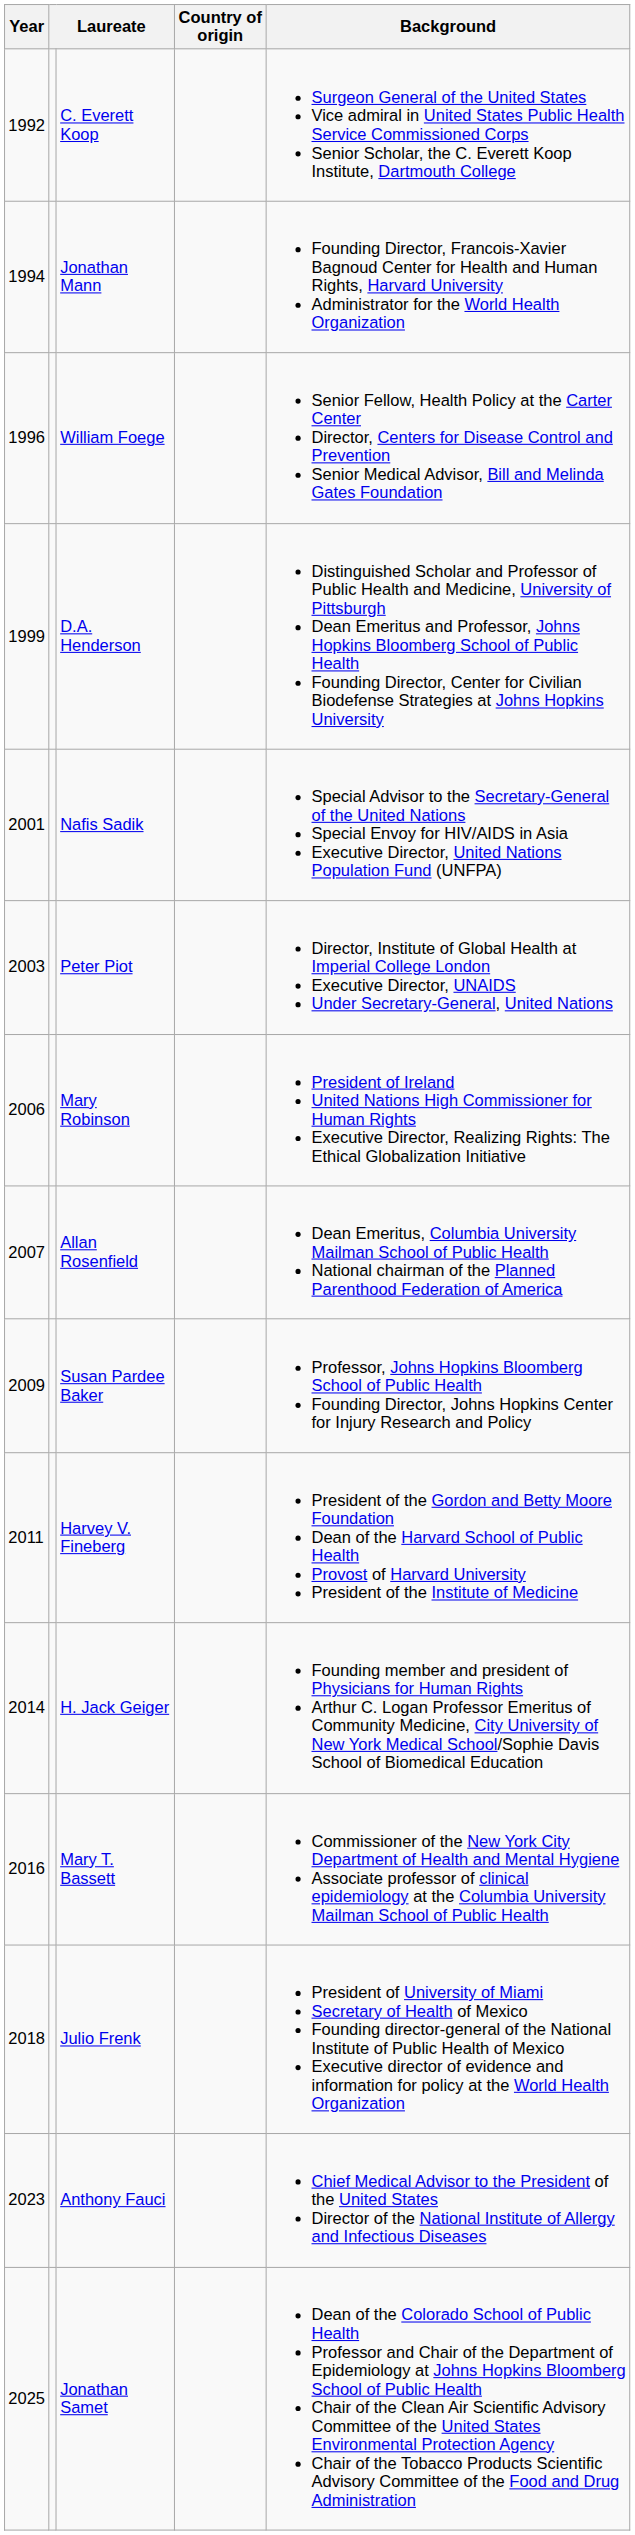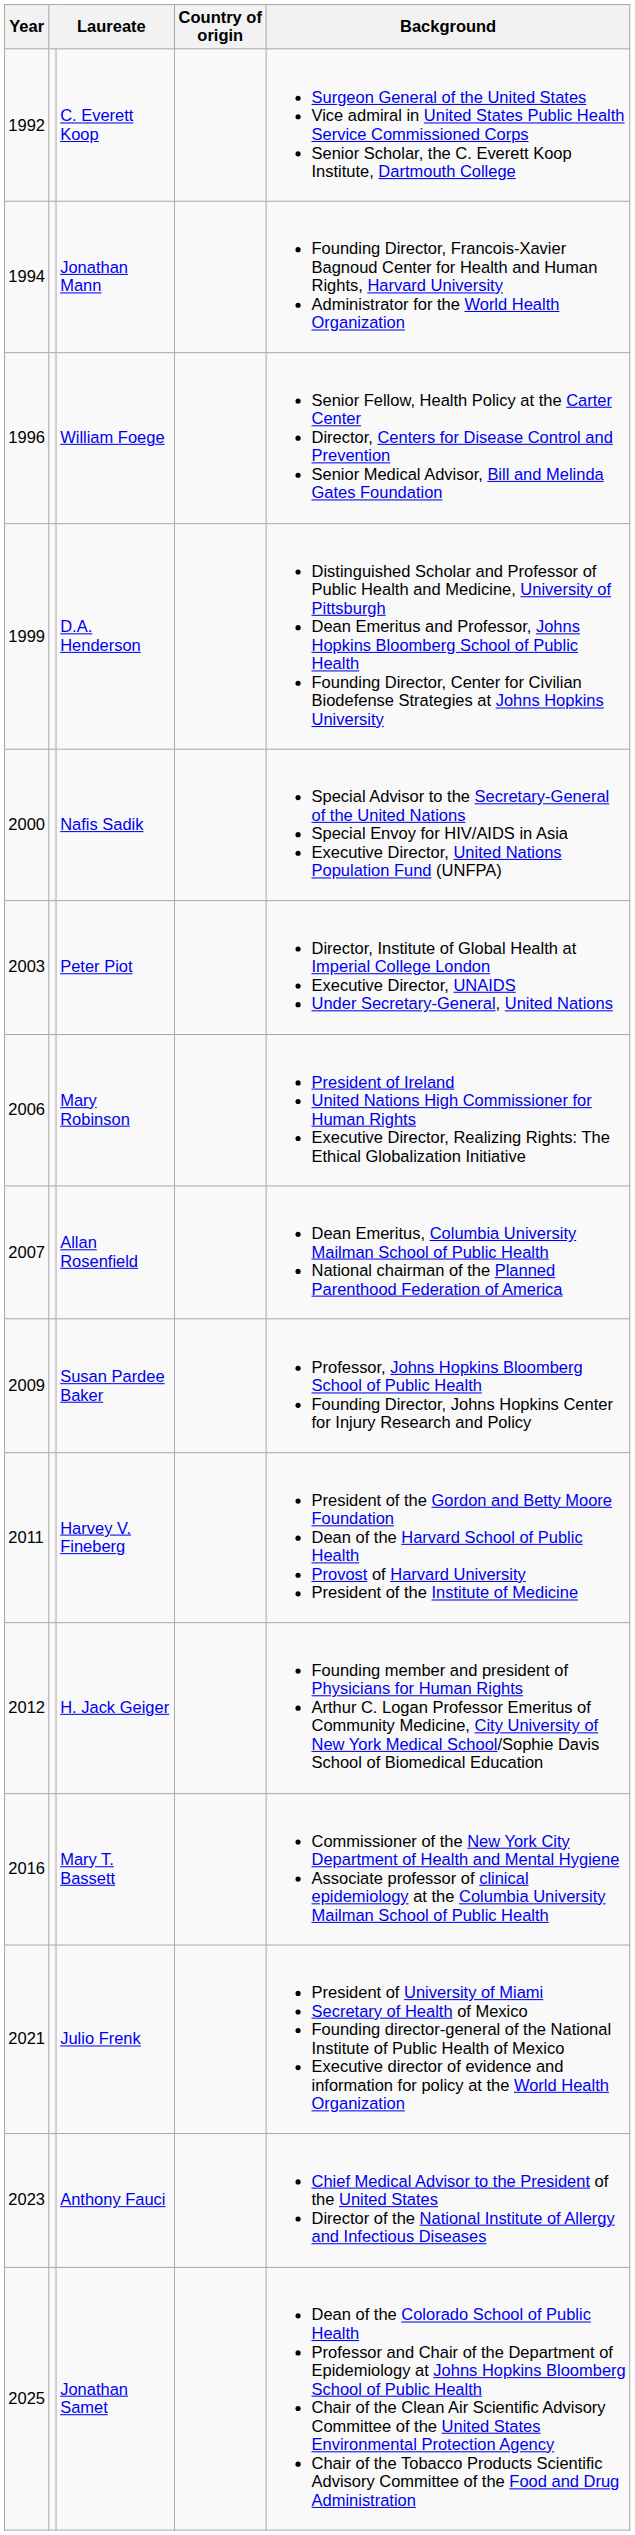(27, 824) 2001 -> (27, 824) 2000
(27, 1707) 2014 -> (27, 1707) 2012
(27, 2039) 2018 -> (27, 2039) 2021
